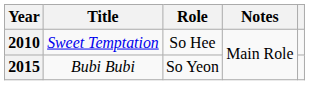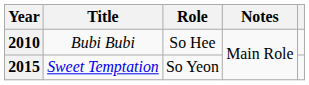(103, 42) Sweet Temptation -> (103, 42) Bubi Bubi
(103, 67) Bubi Bubi -> (103, 67) Sweet Temptation
